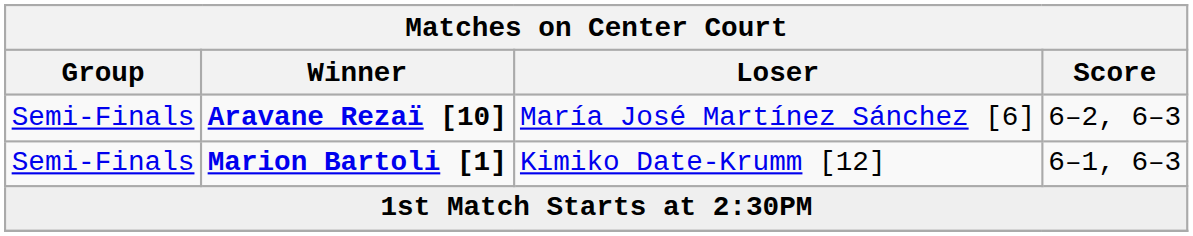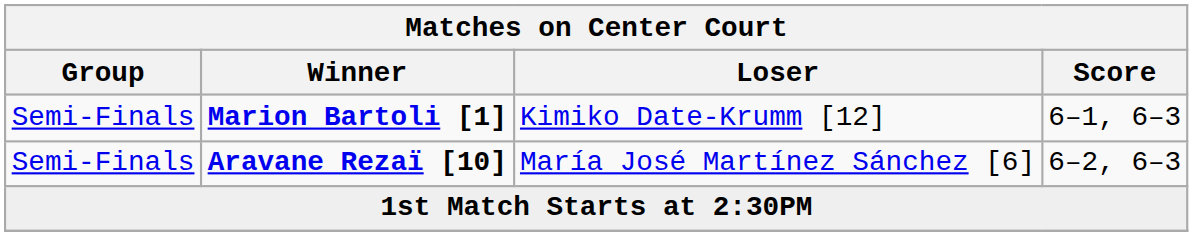rows swapped: (357, 163) <-> (357, 118)
